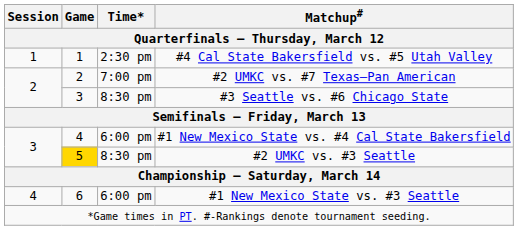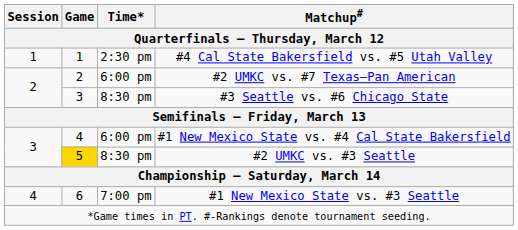(126, 78) 7:00 pm -> (126, 78) 6:00 pm
(126, 196) 6:00 pm -> (126, 196) 7:00 pm
